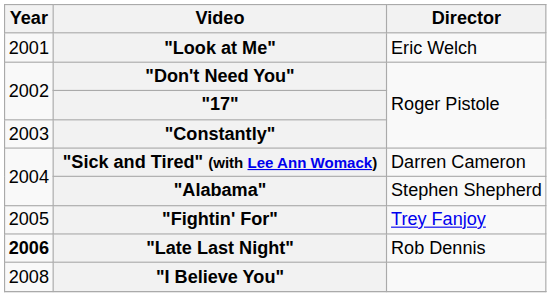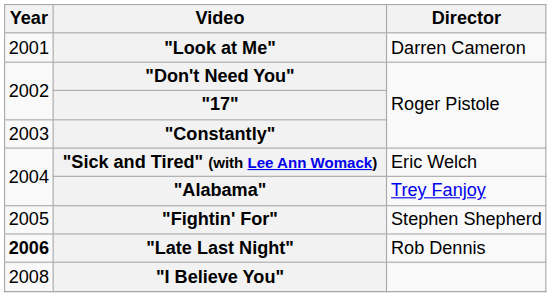(434, 47) Eric Welch -> (458, 47) Darren Cameron
(458, 162) Darren Cameron -> (434, 162) Eric Welch
(466, 190) Stephen Shepherd -> (438, 190) Trey Fanjoy
(438, 219) Trey Fanjoy -> (466, 219) Stephen Shepherd
